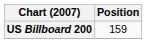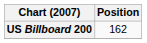(118, 30) 159 -> (118, 30) 162
